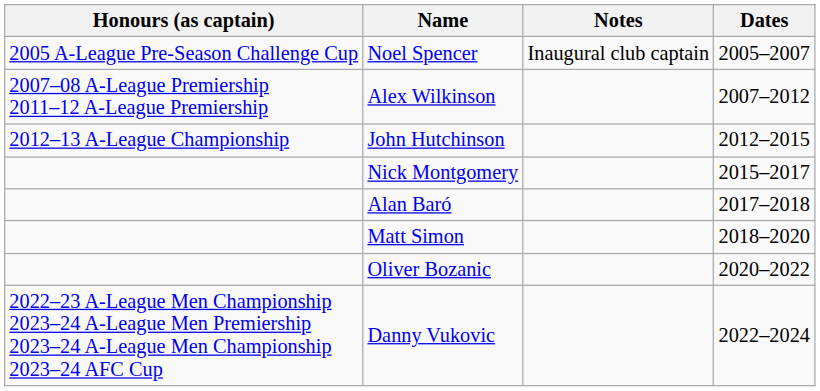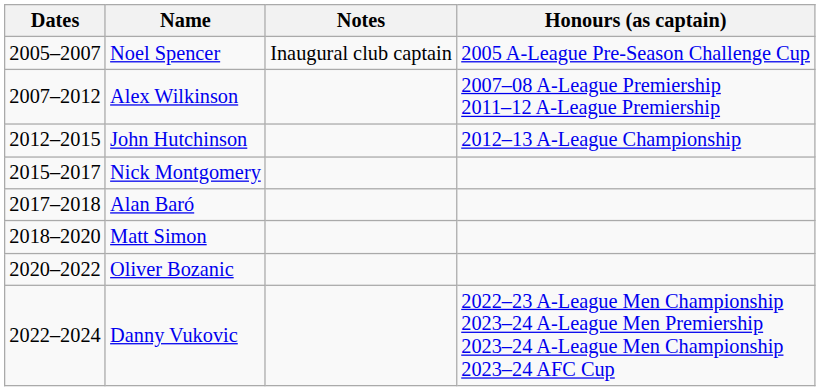columns swapped: (764, 20) <-> (184, 20)
